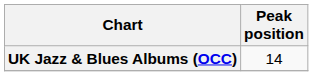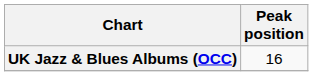(274, 58) 14 -> (274, 58) 16
